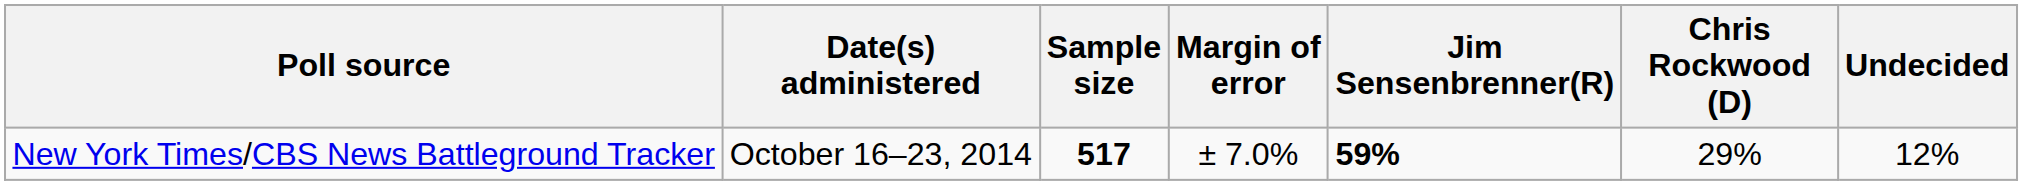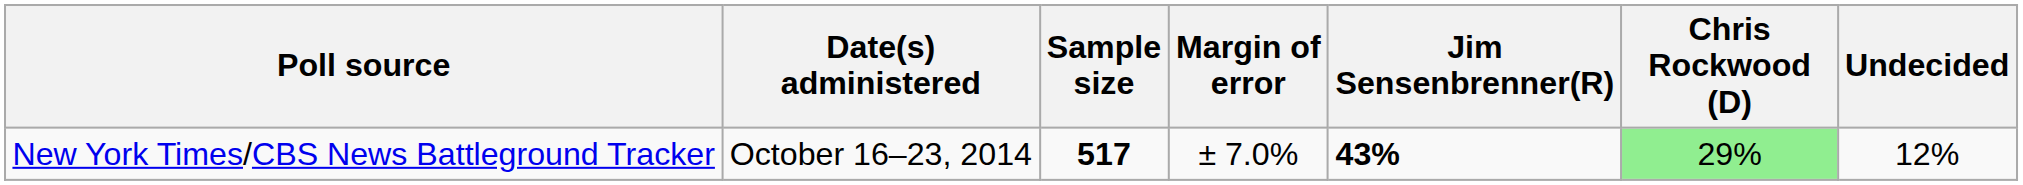(1368, 153) 59% -> (1368, 153) 43%
(1730, 153) no background -> (1730, 153) lightgreen background
